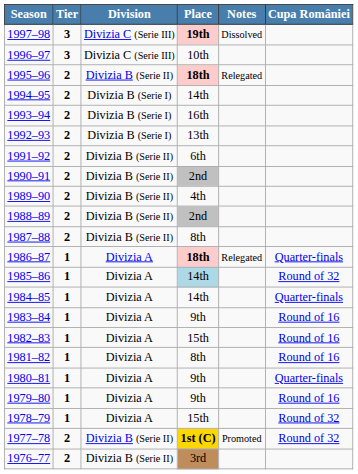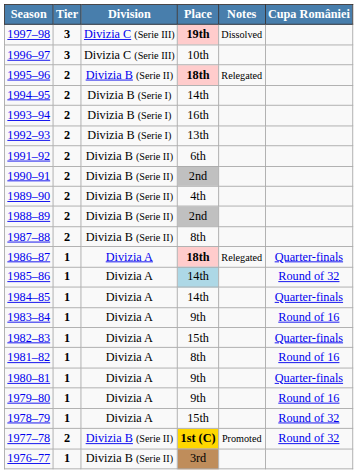(309, 337) Round of 16 -> (309, 337) Quarter-finals
(67, 458) 2 -> (67, 458) 1
